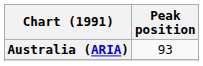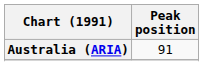(165, 50) 93 -> (165, 50) 91
